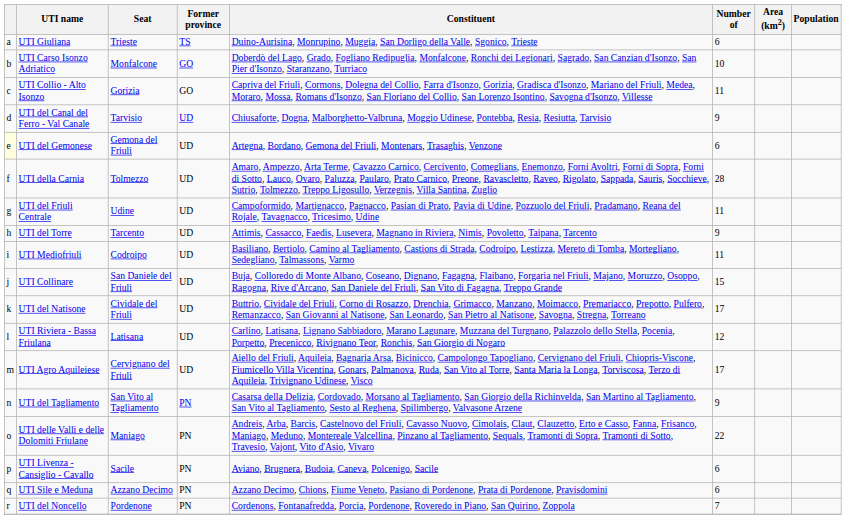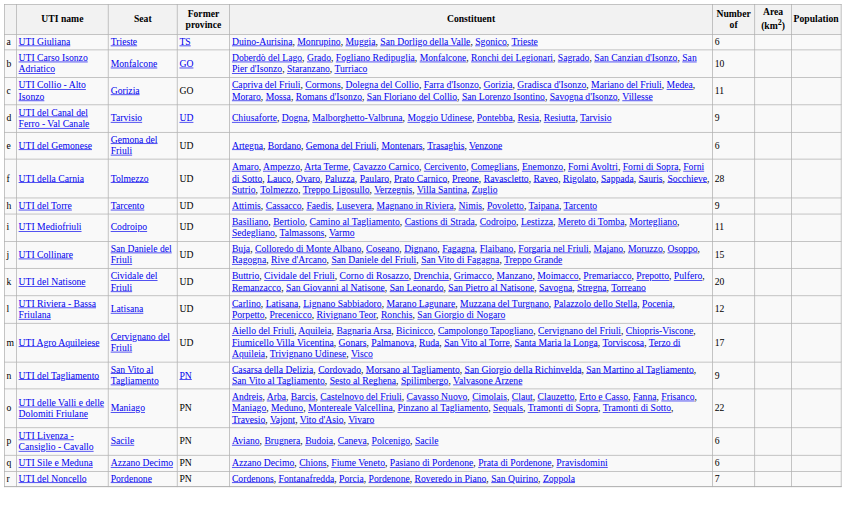(9, 146) lightyellow background -> (9, 146) no background
- row: (46, 212)
(720, 310) 17 -> (720, 282) 20
